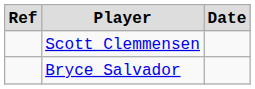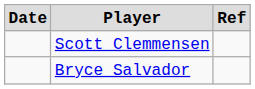columns swapped: (227, 18) <-> (23, 18)
